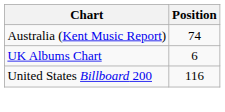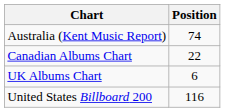+ row: (70, 55)
